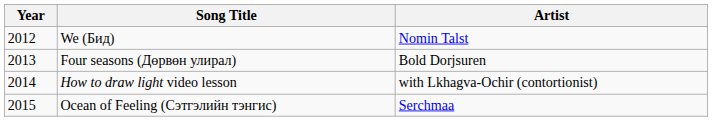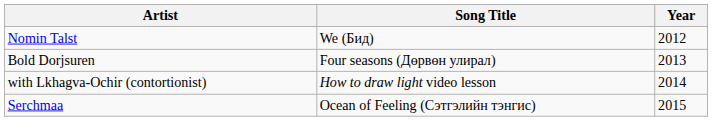columns swapped: (31, 15) <-> (552, 15)
